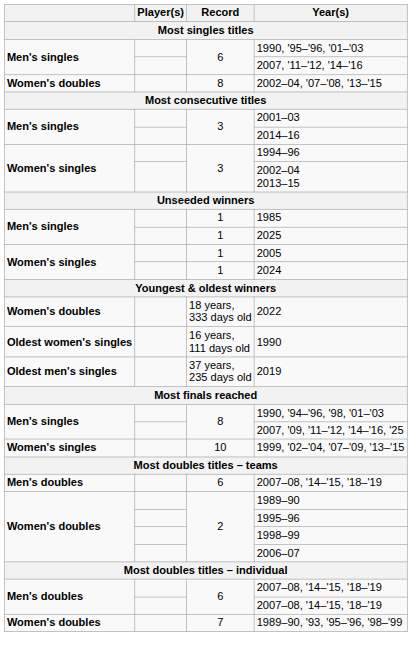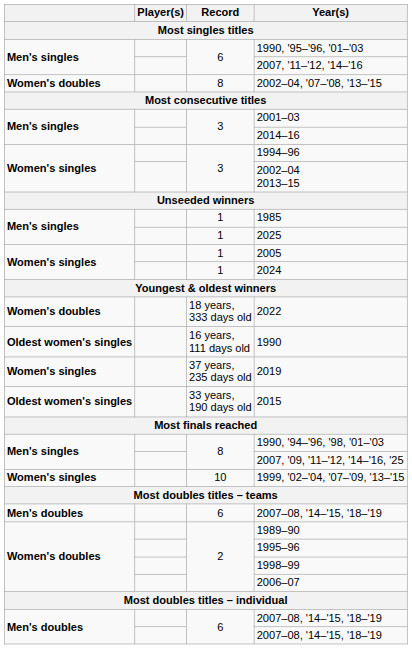(62, 371) Oldest men's singles -> (52, 371) Women's singles
+ row: (220, 401)
- row: (220, 623)
